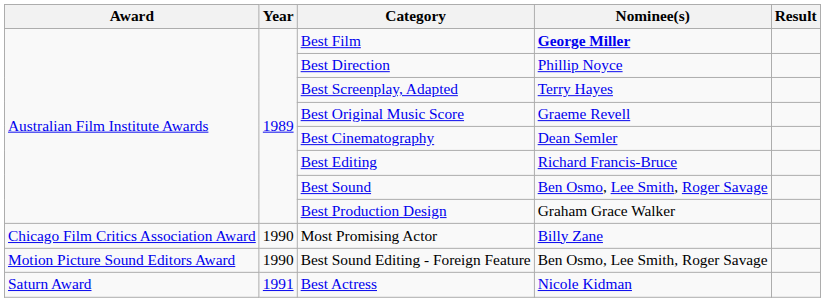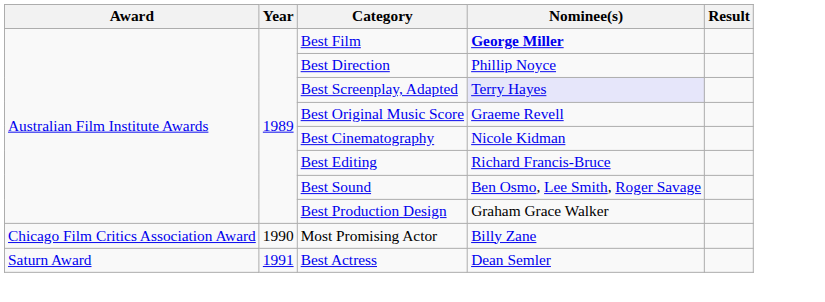(575, 89) no background -> (509, 89) lavender background
(578, 138) Dean Semler -> (518, 138) Nicole Kidman
- row: (416, 260)
(585, 284) Nicole Kidman -> (511, 260) Dean Semler
